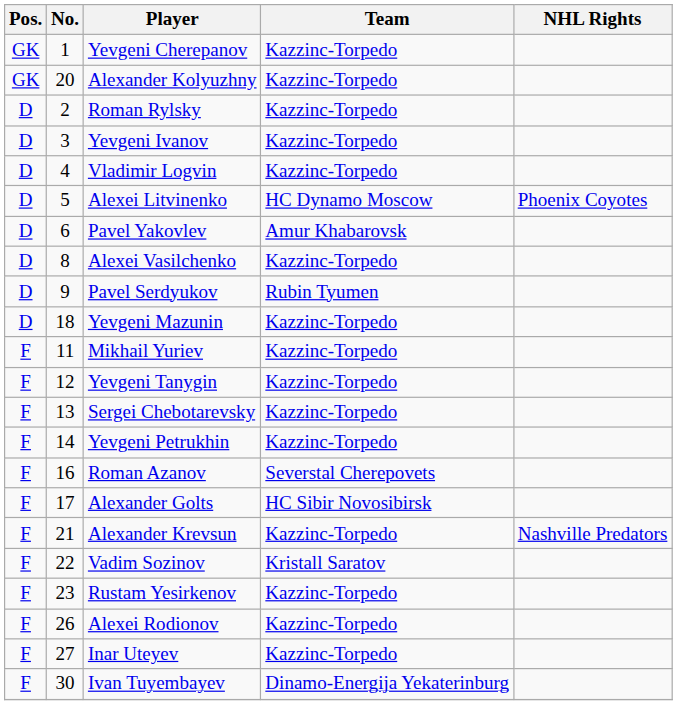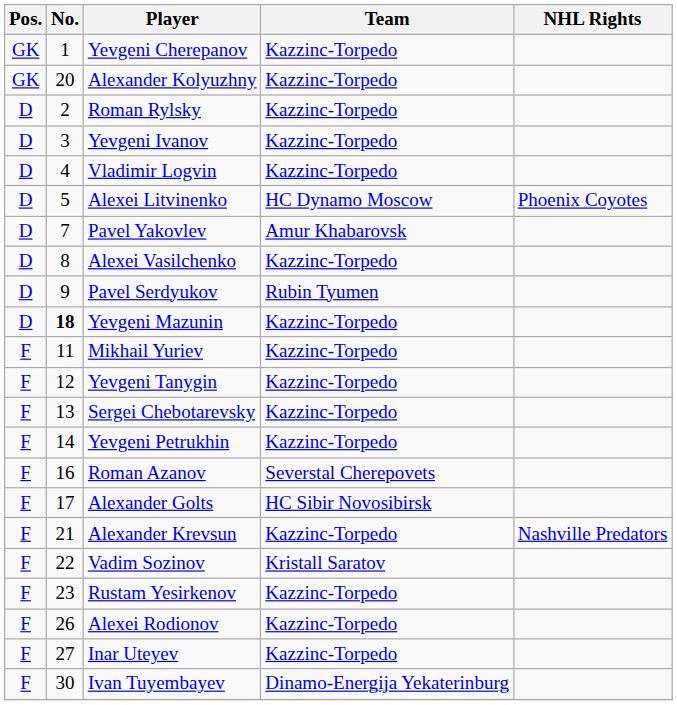(65, 230) 6 -> (65, 230) 7
(65, 321) normal -> (65, 321) bold
